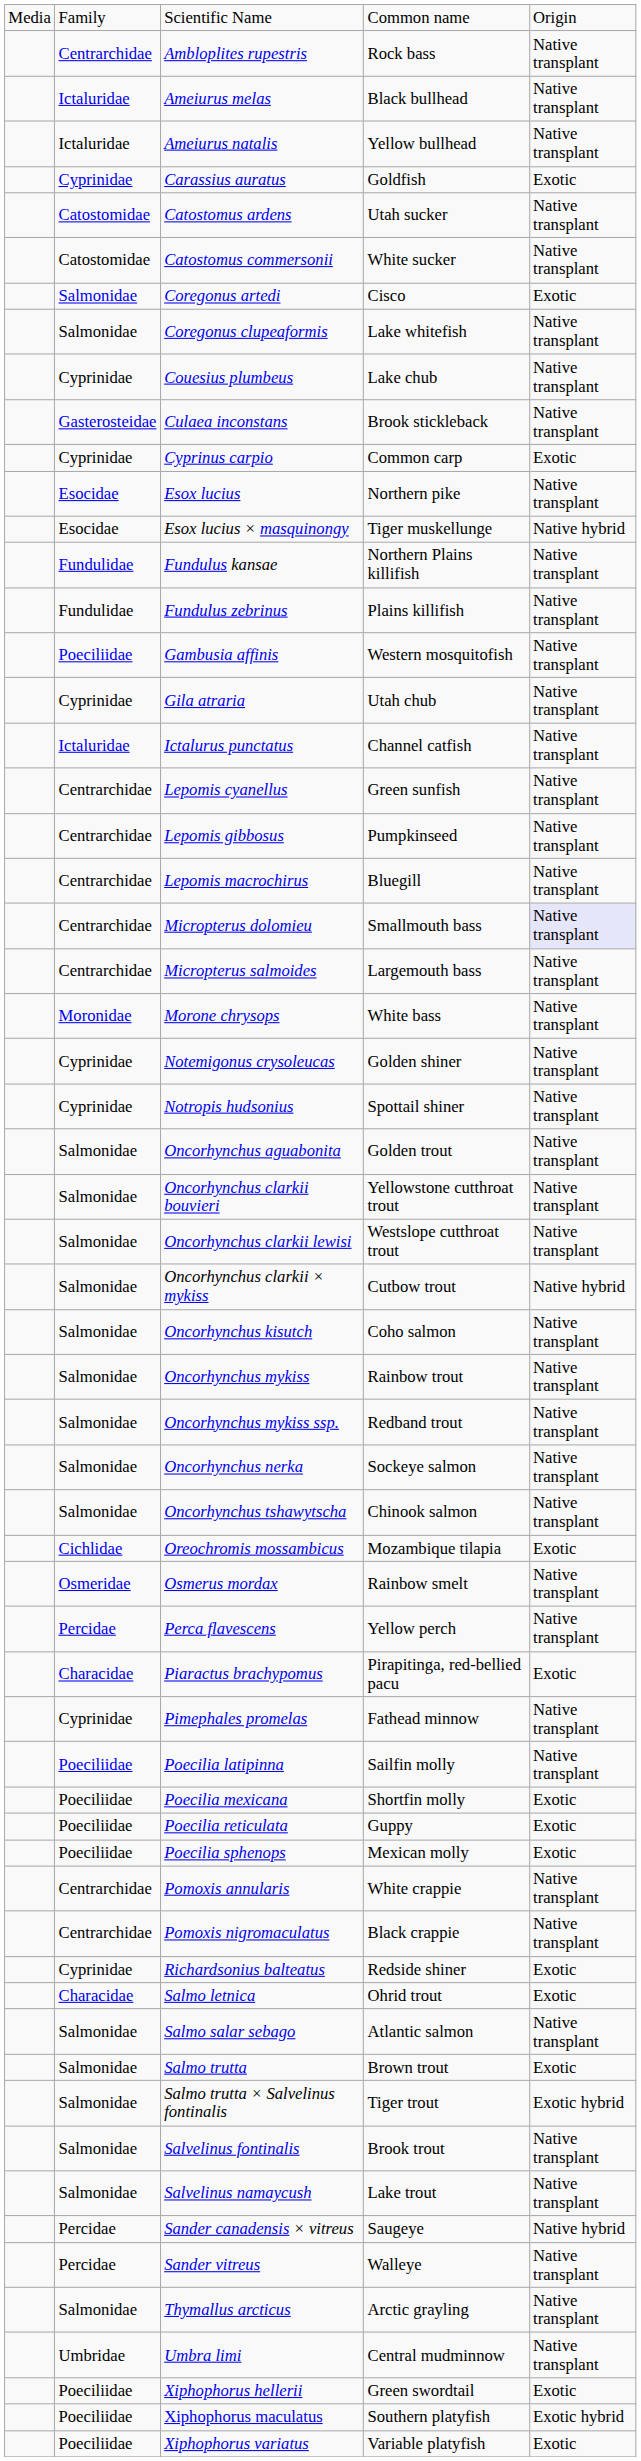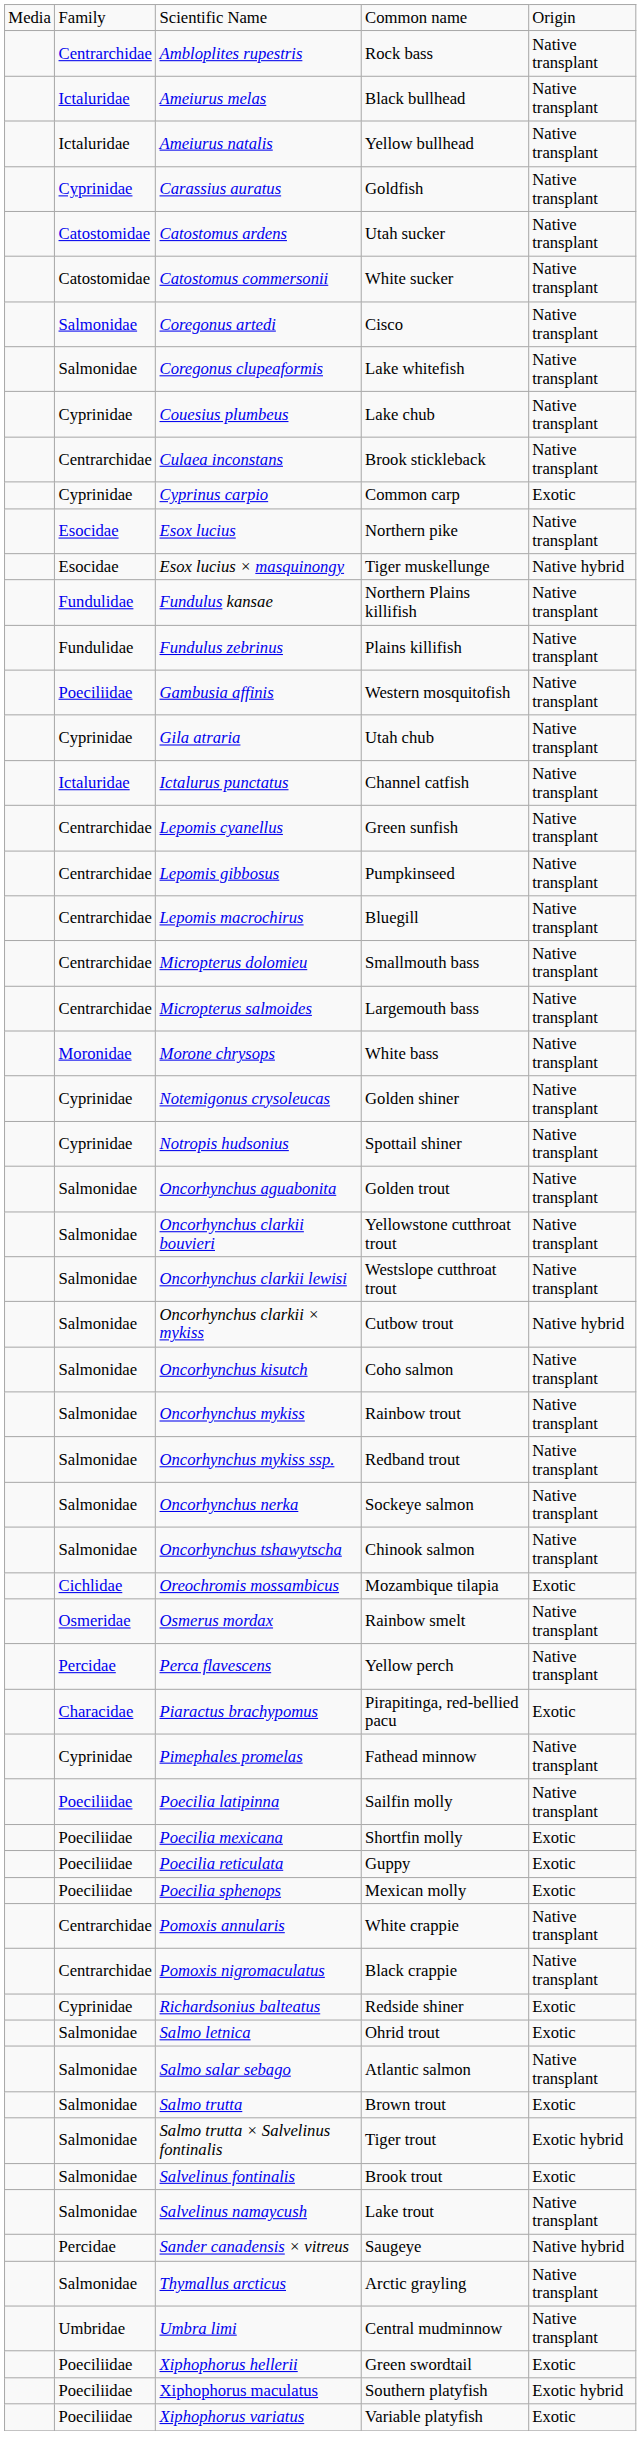(555, 179) Exotic -> (565, 188) Native transplant
(555, 296) Exotic -> (565, 324) Native transplant
(108, 421) Gasterosteidae -> (105, 459) Centrarchidae
(566, 925) lavender background -> (565, 963) no background
(96, 1995) Characidae -> (98, 2033) Salmonidae
(566, 2148) Native transplant -> (554, 2176) Exotic
- row: (212, 2264)
